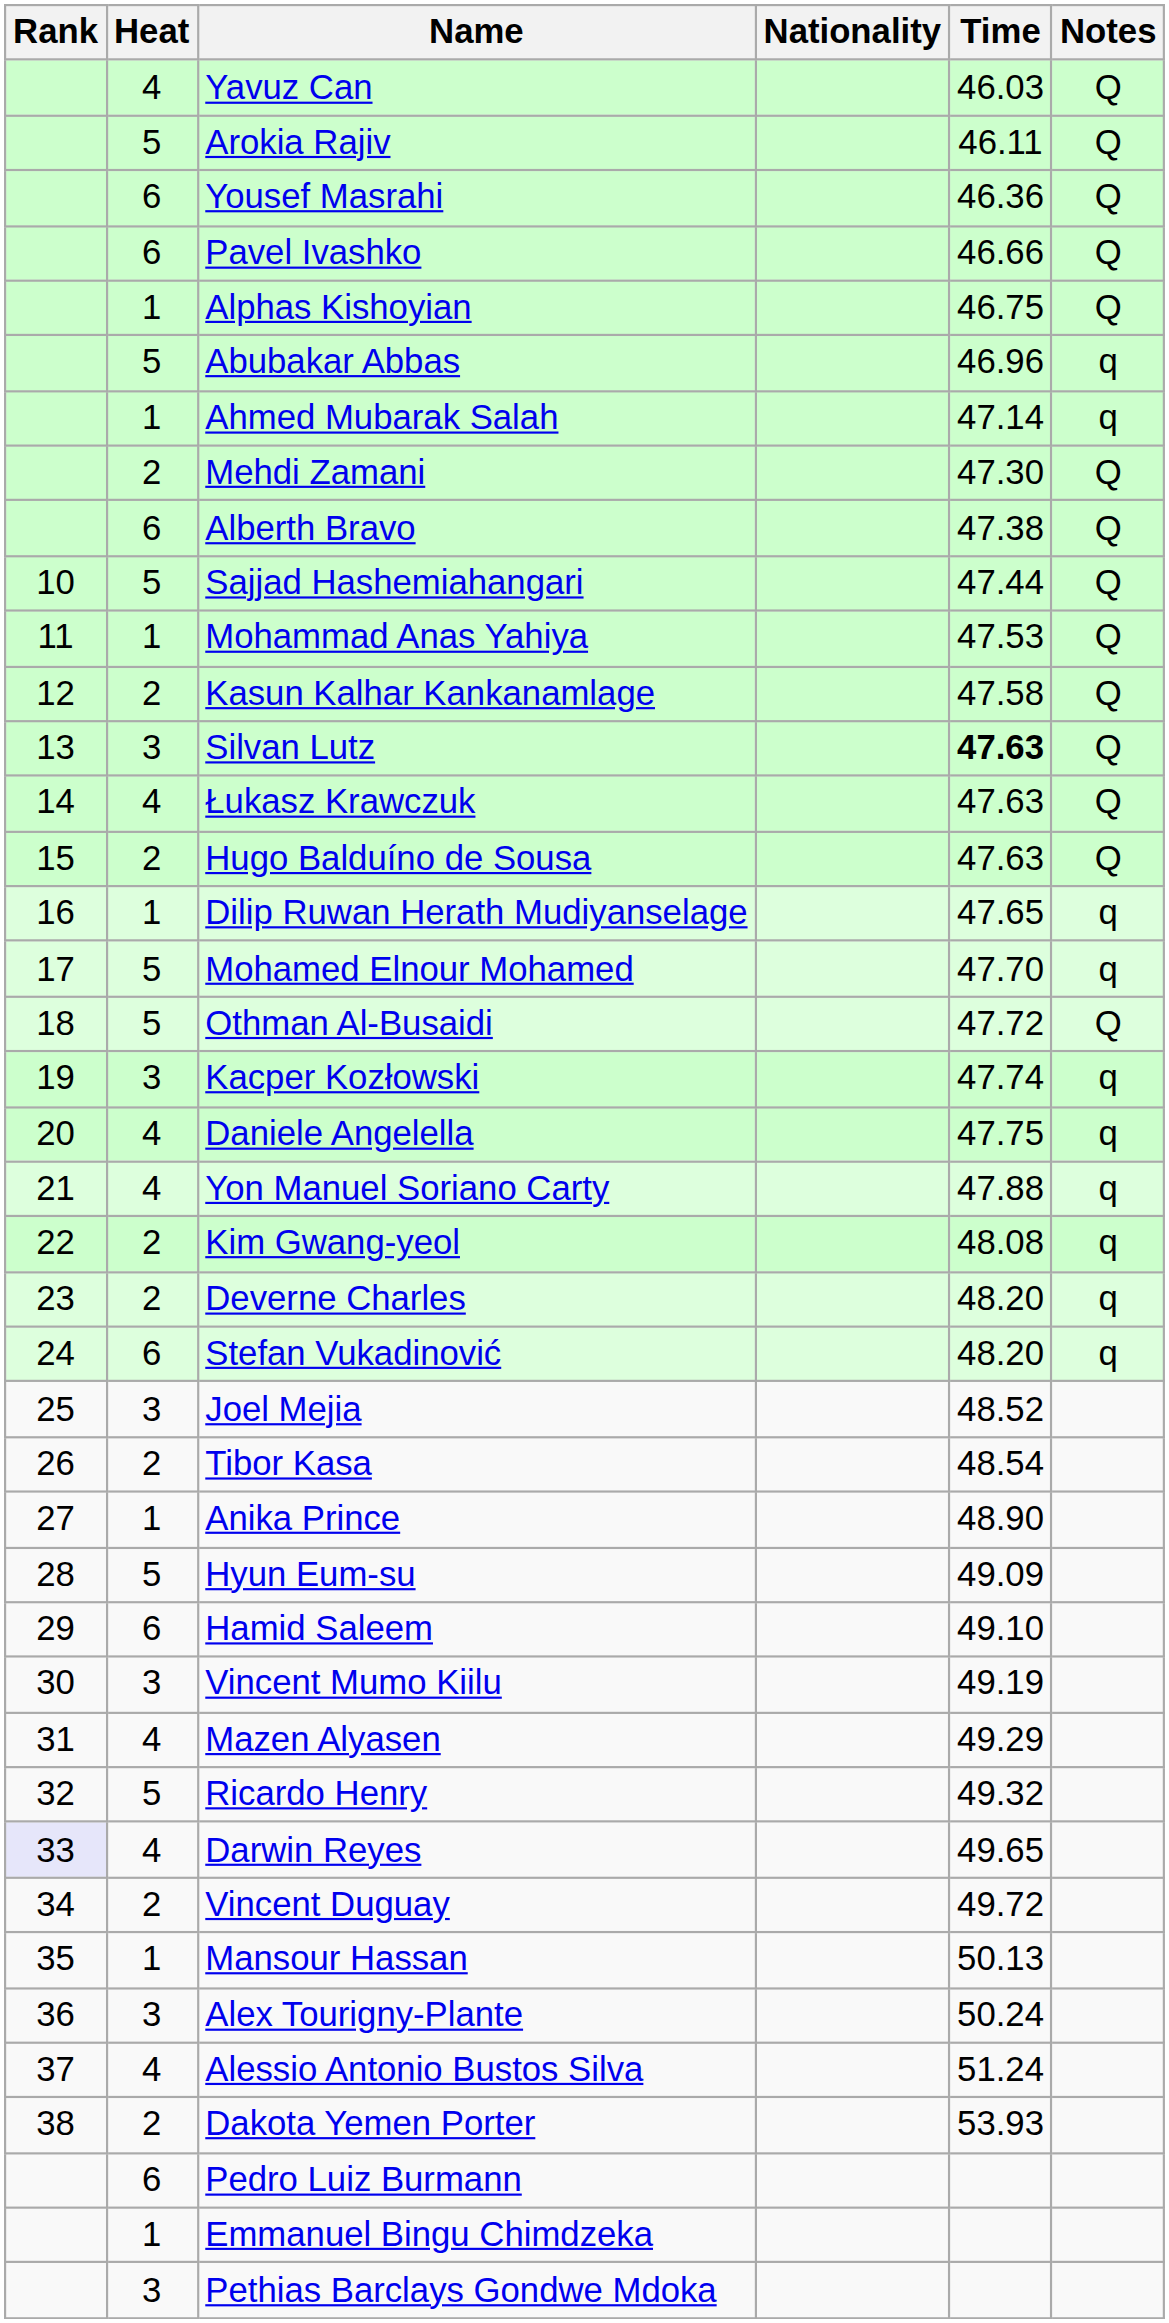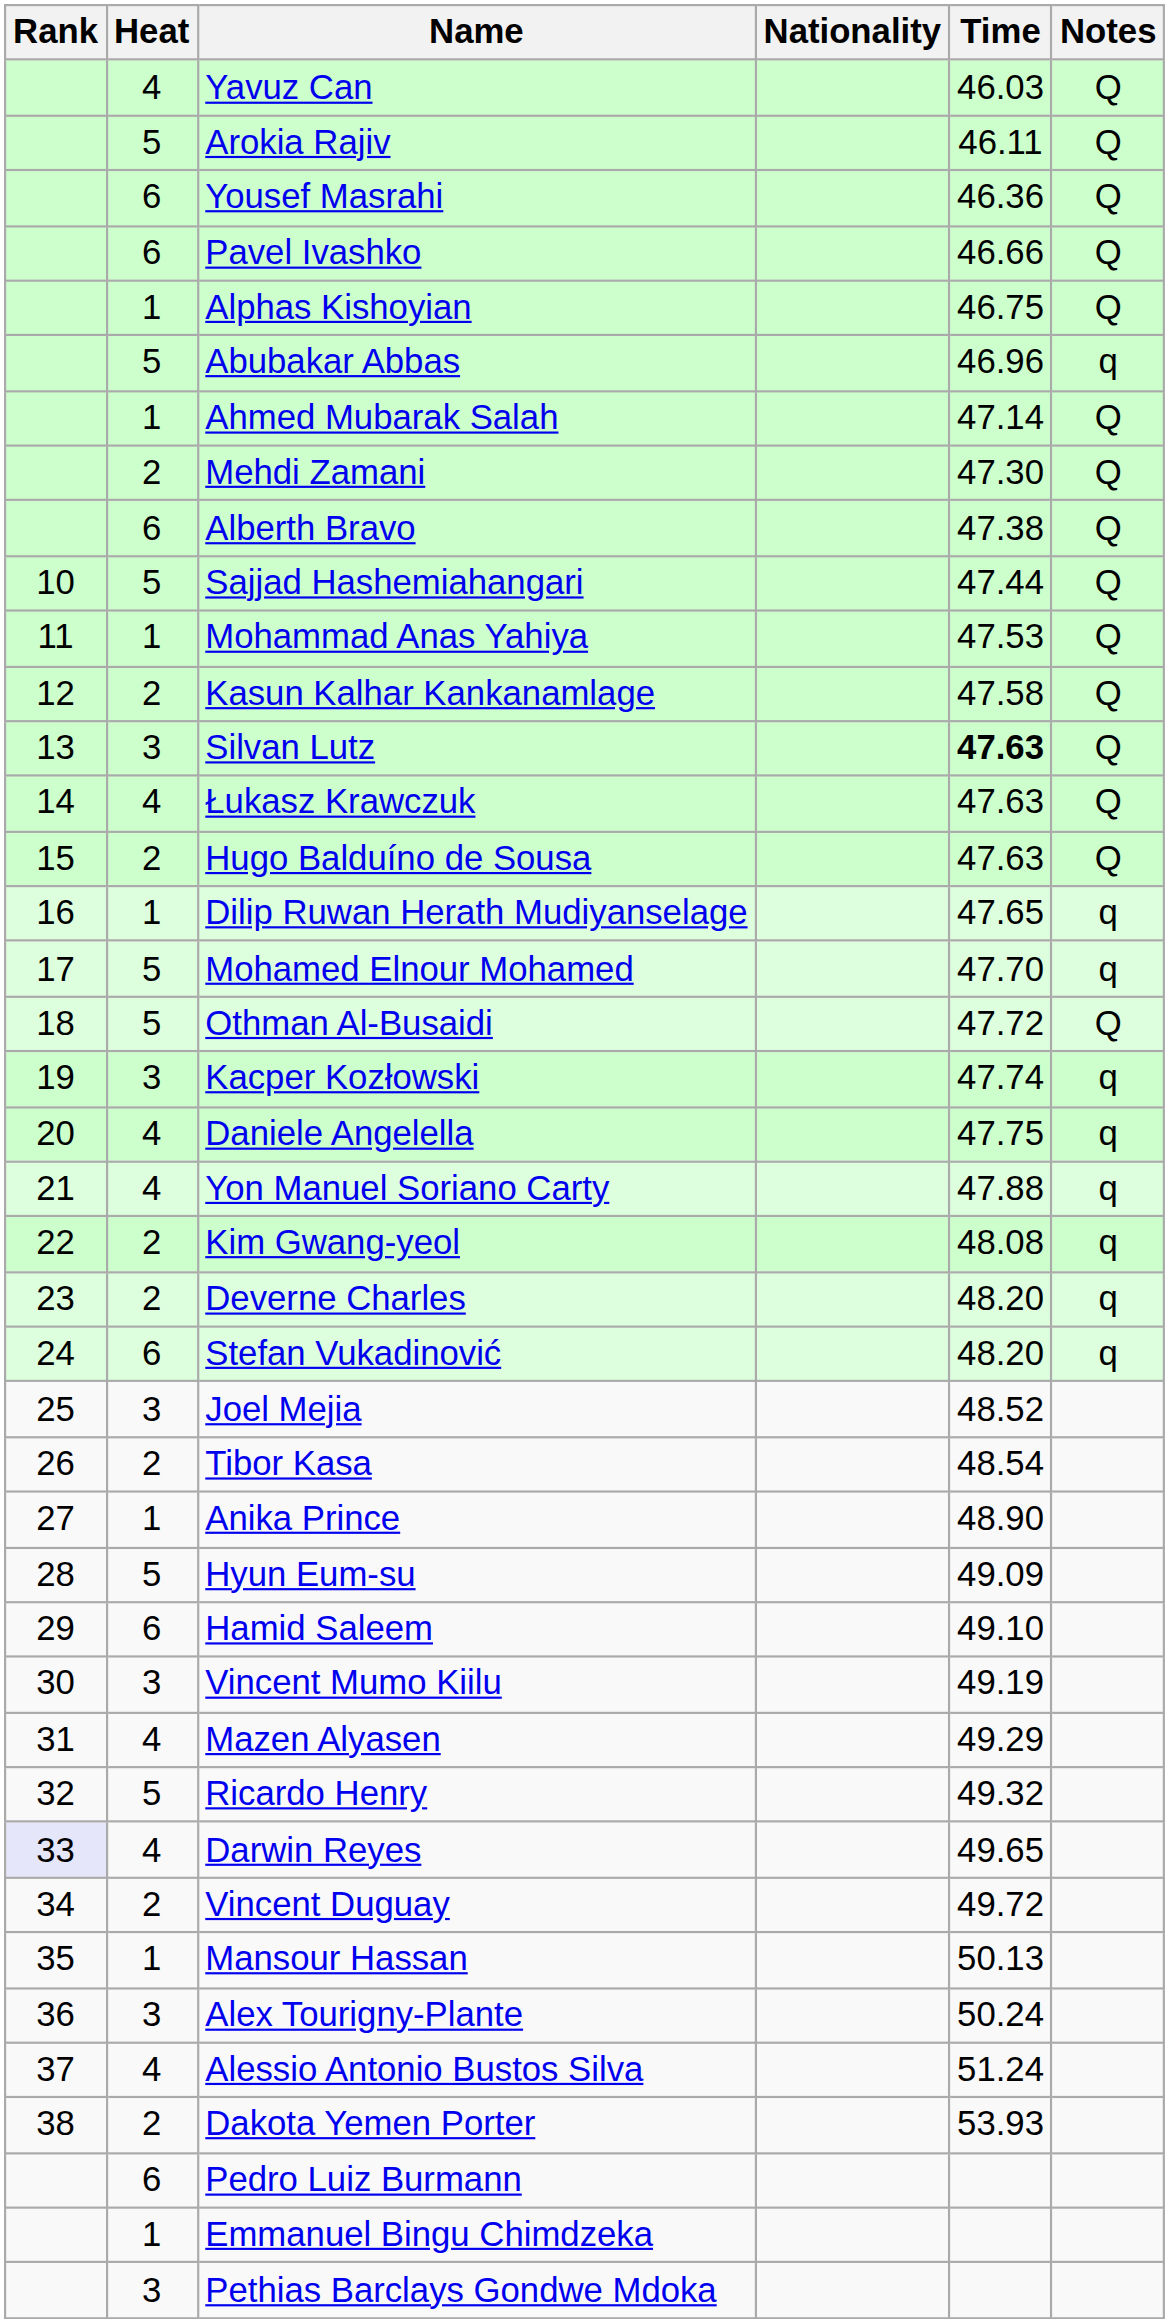(1108, 417) q -> (1108, 417) Q
